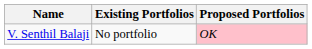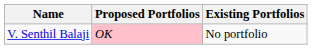columns swapped: (144, 14) <-> (252, 14)
